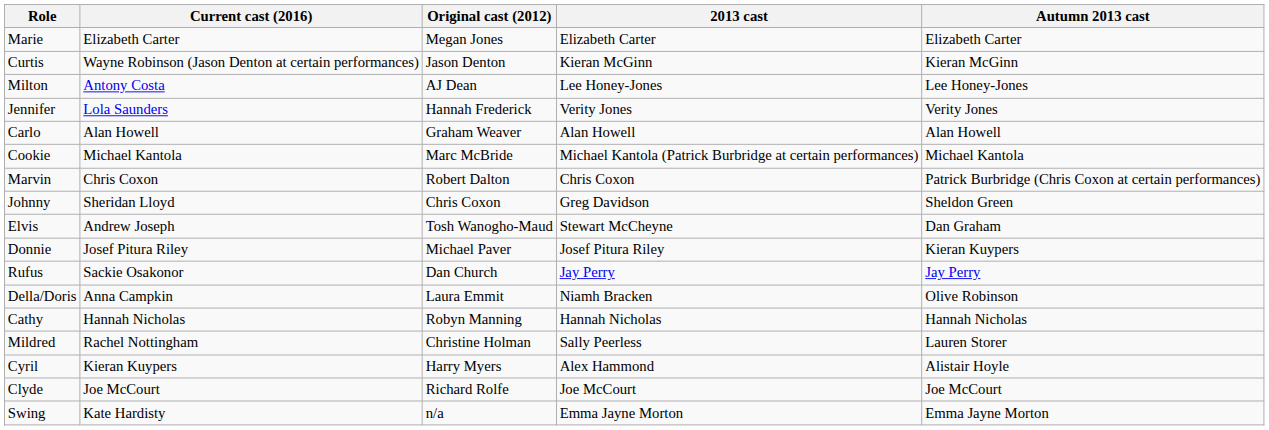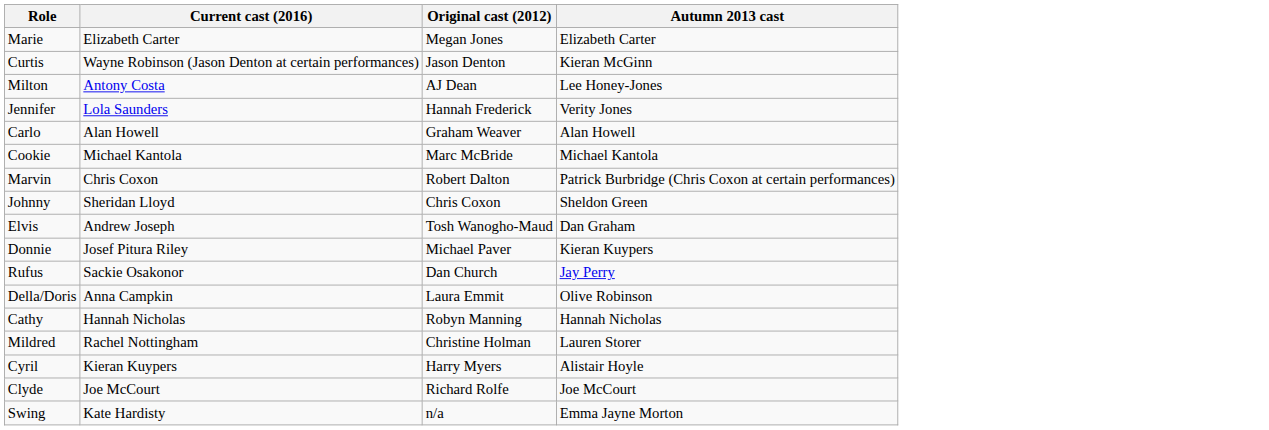- column: (739, 16)
